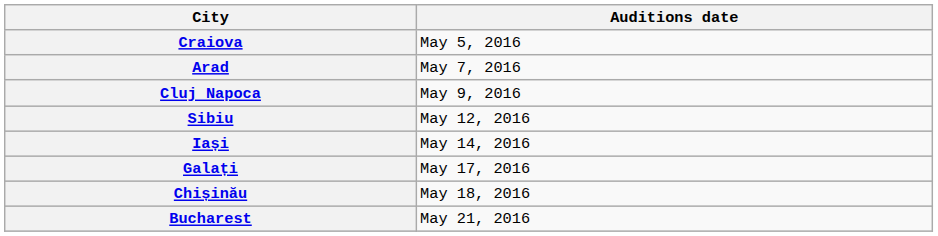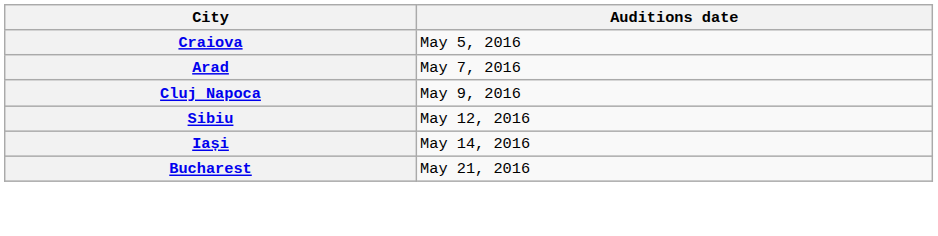- row: (211, 169)
- row: (211, 194)
